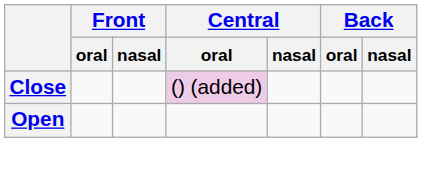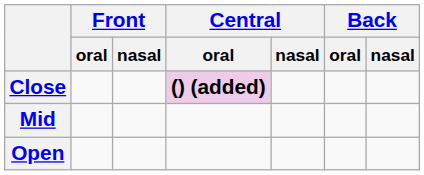(217, 86) normal -> (218, 86) bold
+ row: (38, 119)
